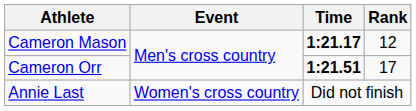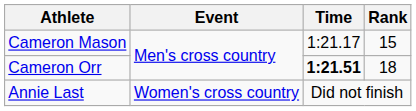(334, 43) bold -> (334, 43) normal
(388, 43) 12 -> (388, 43) 15
(388, 68) 17 -> (388, 68) 18
